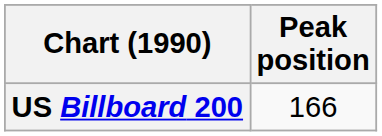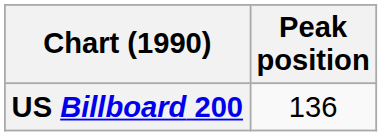(313, 106) 166 -> (313, 106) 136
